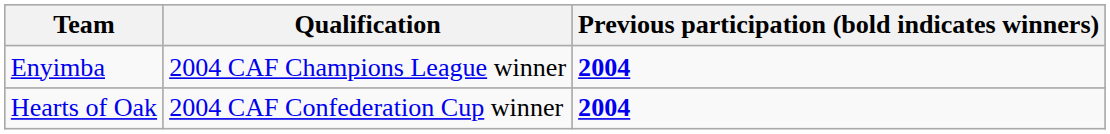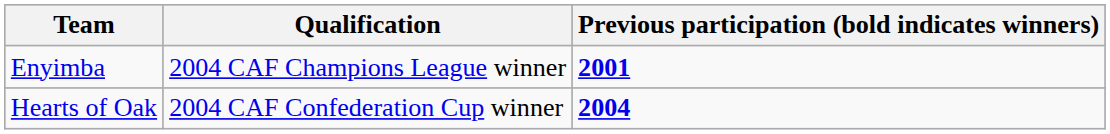(604, 66) 2004 -> (604, 66) 2001
